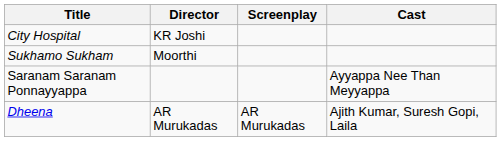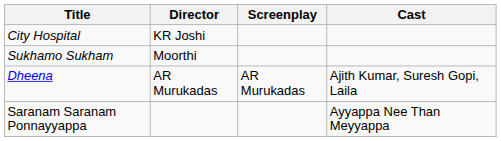rows swapped: (30, 111) <-> (62, 83)
